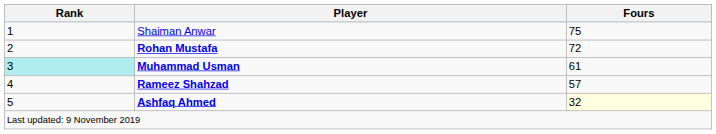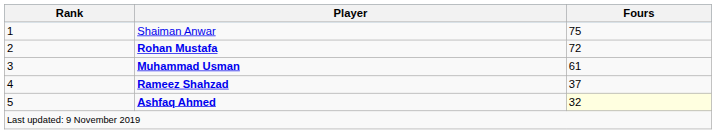(10, 66) paleturquoise background -> (10, 66) no background
(575, 84) 57 -> (575, 84) 37
